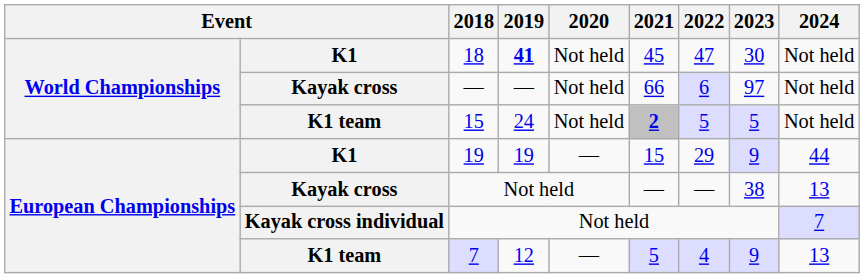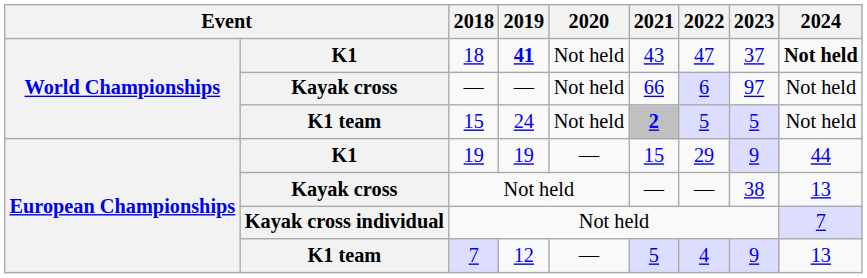(654, 55) 45 -> (654, 55) 43
(754, 55) 30 -> (754, 55) 37
(819, 55) normal -> (821, 55) bold
